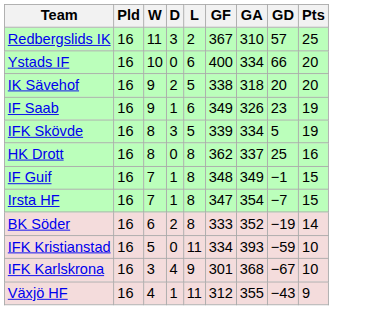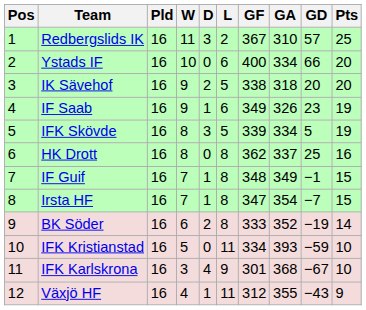+ column: (21, 16)
